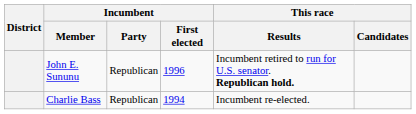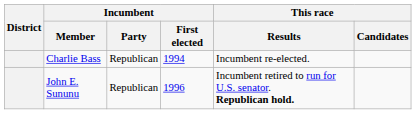rows swapped: (63, 71) <-> (74, 100)
